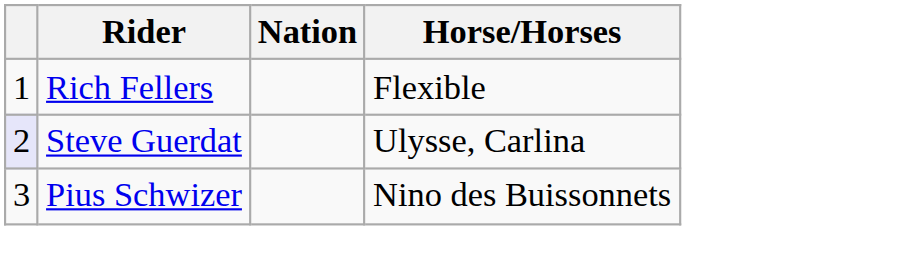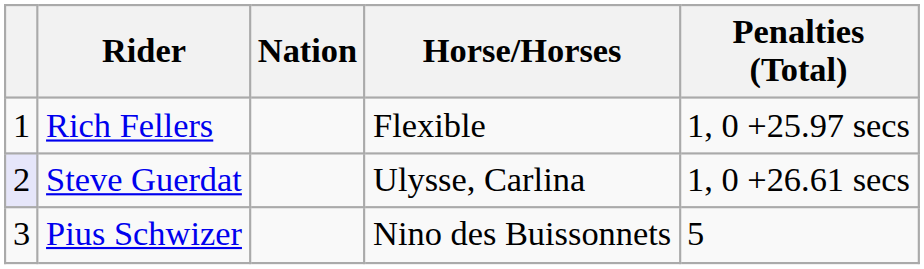+ column: (799, 51)
